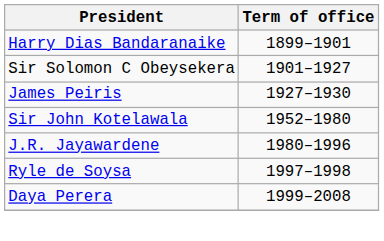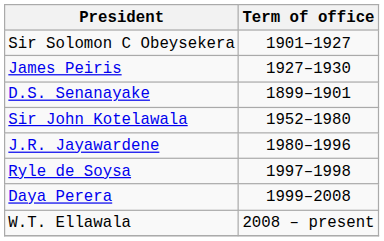- row: (117, 43)
+ row: (79, 94)
+ row: (70, 223)
